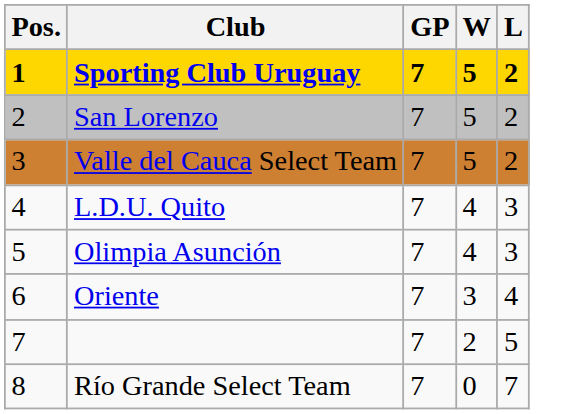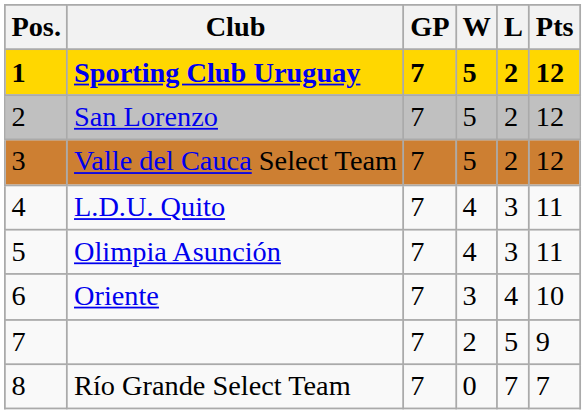+ column: (555, 26)
